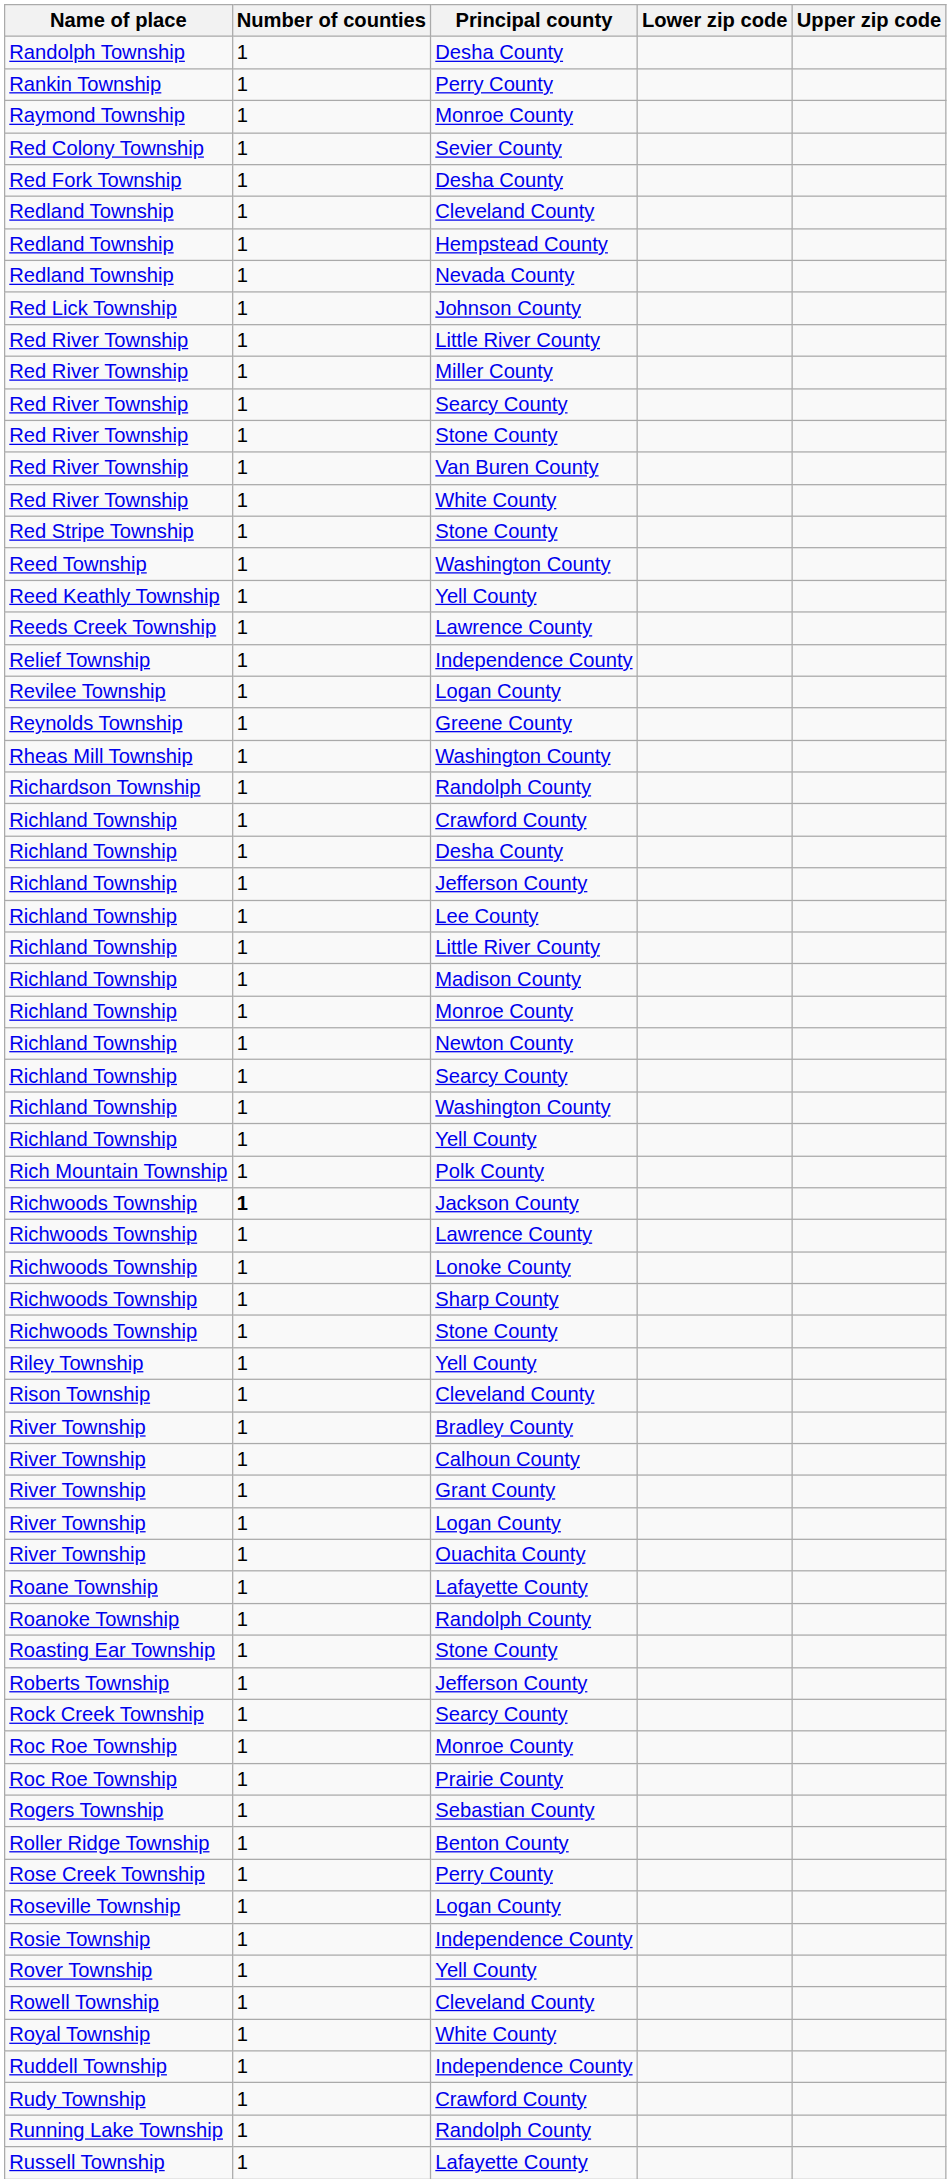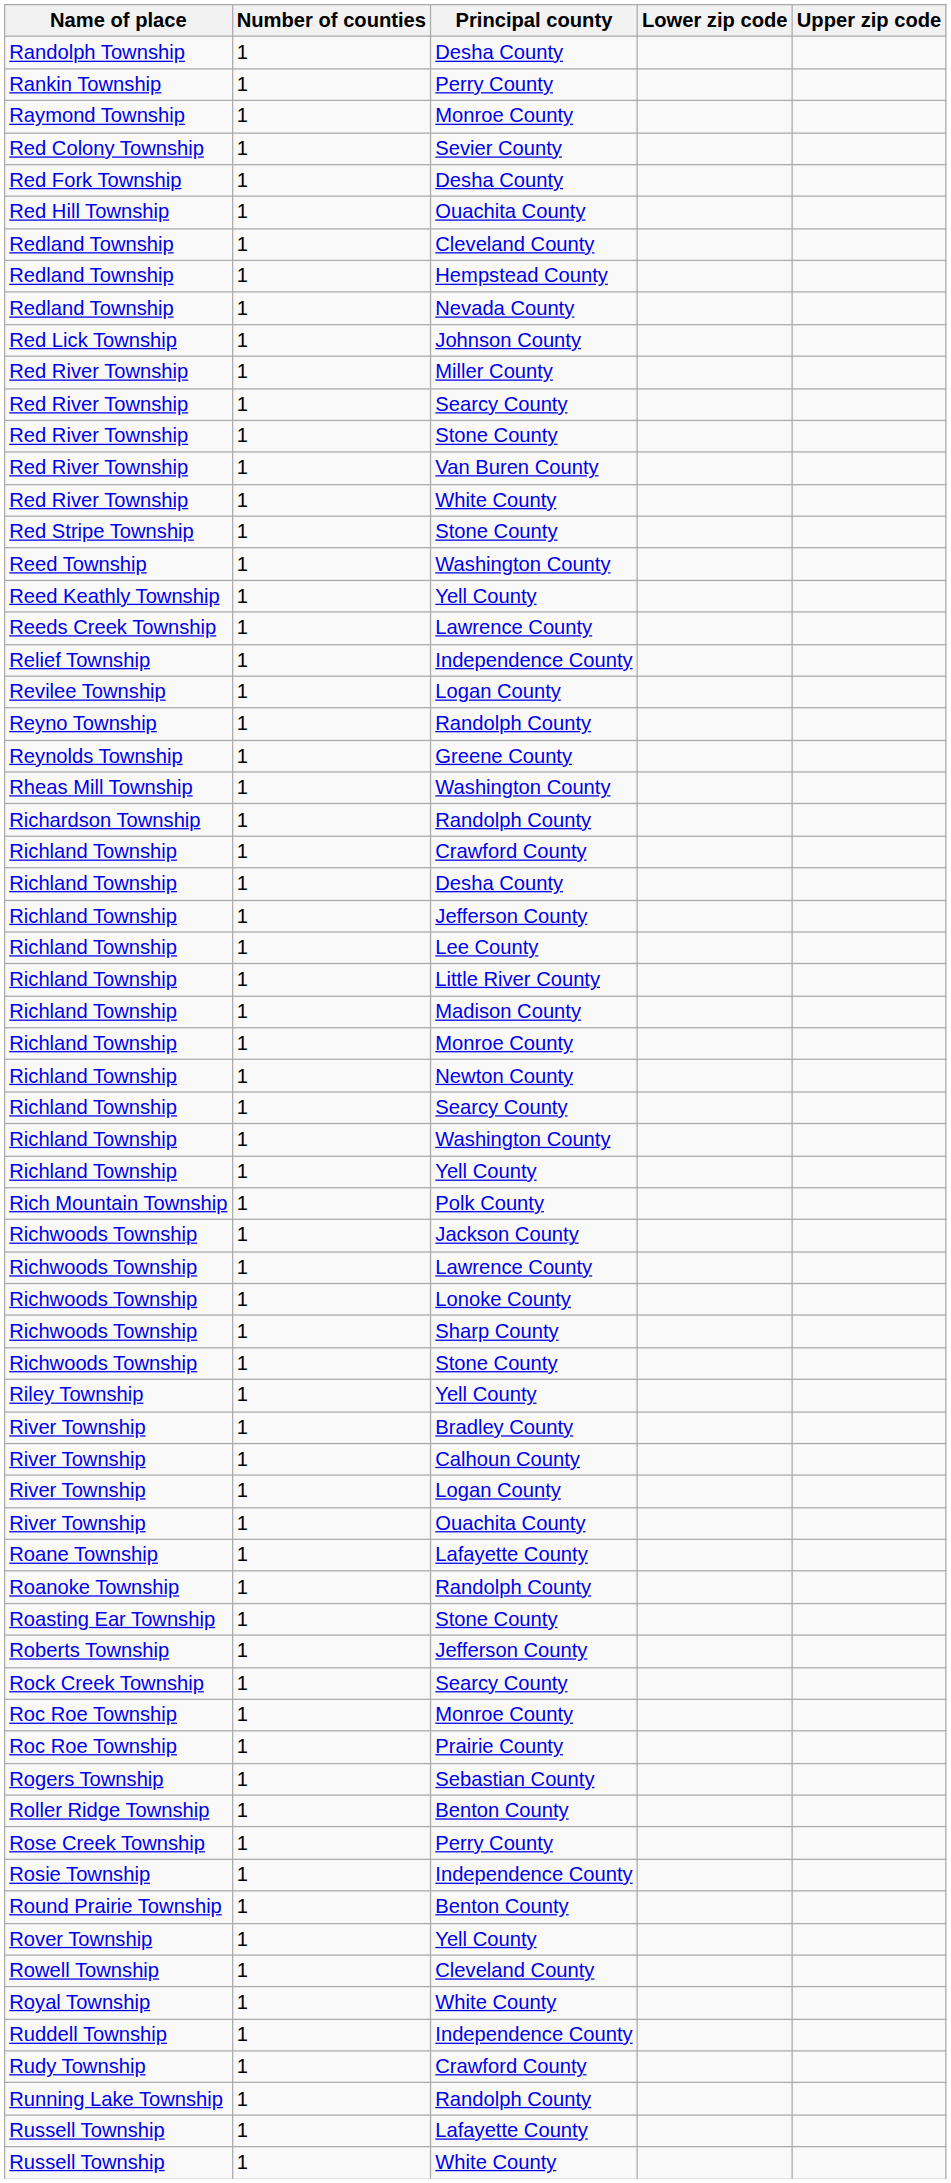+ row: (89, 212)
- row: (99, 340)
+ row: (83, 723)
(242, 1203) bold -> (242, 1235) normal
- row: (80, 1395)
- row: (77, 1491)
- row: (95, 1906)
+ row: (116, 1906)
+ row: (87, 2162)
